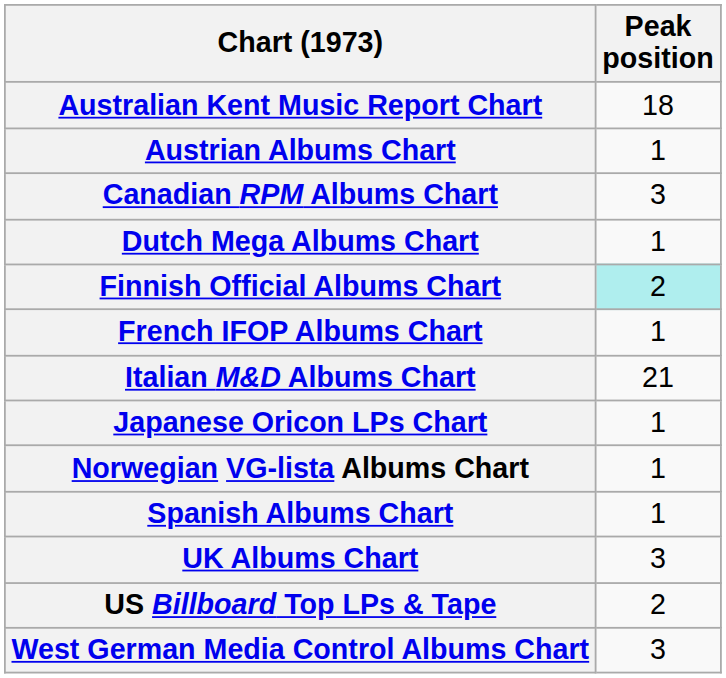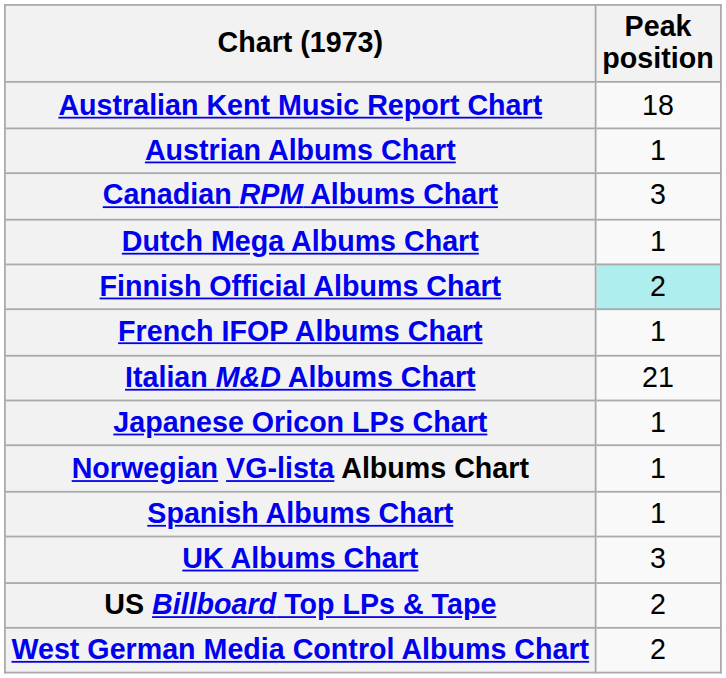(658, 649) 3 -> (658, 649) 2
